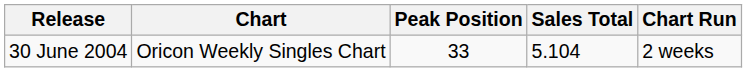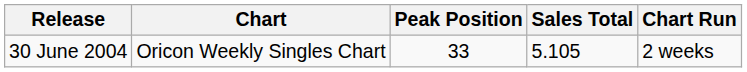(556, 50) 5.104 -> (556, 50) 5.105
